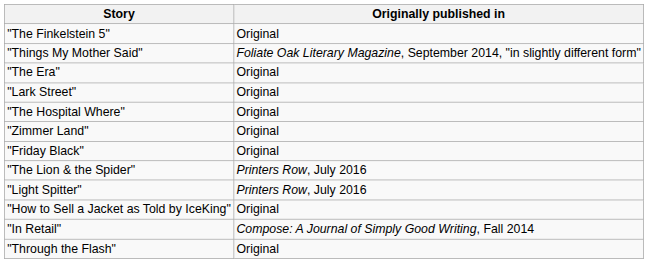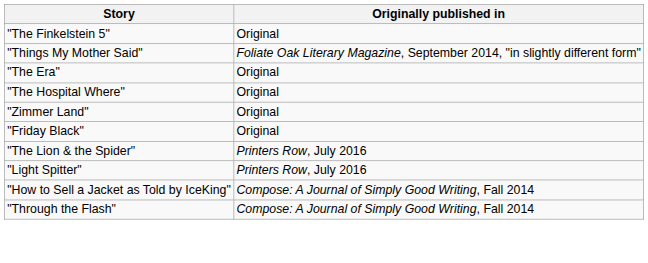- row: (42, 92)
(258, 209) Original -> (385, 190) Compose: A Journal of Simply Good Writing, Fall 2014
- row: (34, 229)
(258, 248) Original -> (385, 209) Compose: A Journal of Simply Good Writing, Fall 2014
